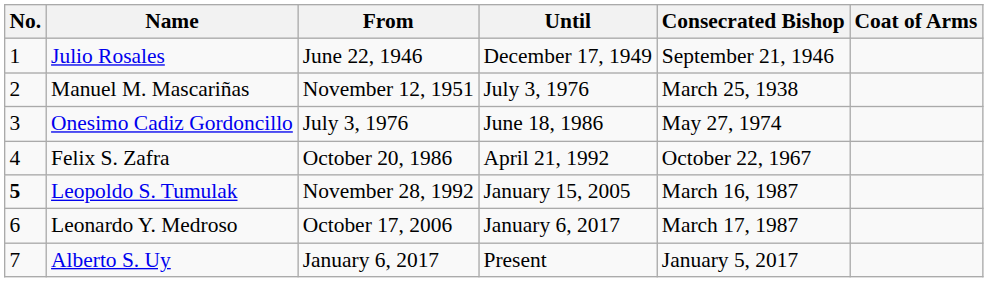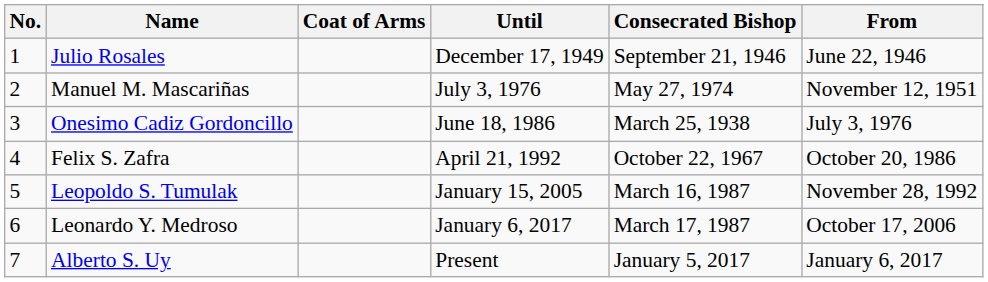columns swapped: (388, 21) <-> (916, 21)
(730, 89) March 25, 1938 -> (673, 89) May 27, 1974
(722, 123) May 27, 1974 -> (682, 123) March 25, 1938
(15, 191) bold -> (15, 191) normal
